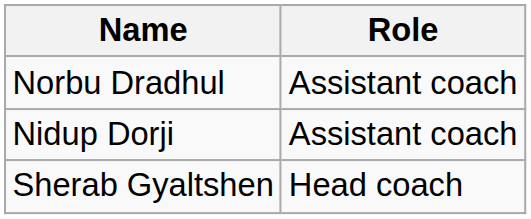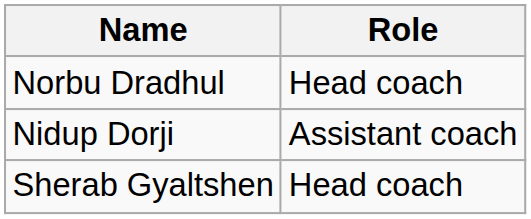(403, 82) Assistant coach -> (376, 82) Head coach
